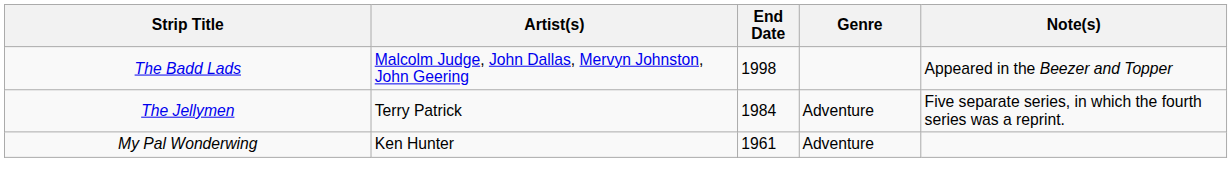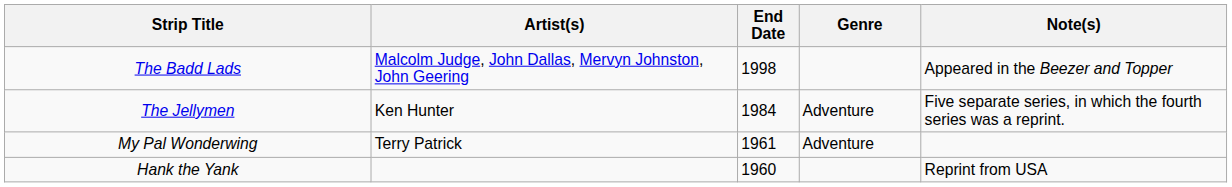(418, 110) Terry Patrick -> (414, 110) Ken Hunter
(414, 144) Ken Hunter -> (418, 144) Terry Patrick
+ row: (188, 169)
